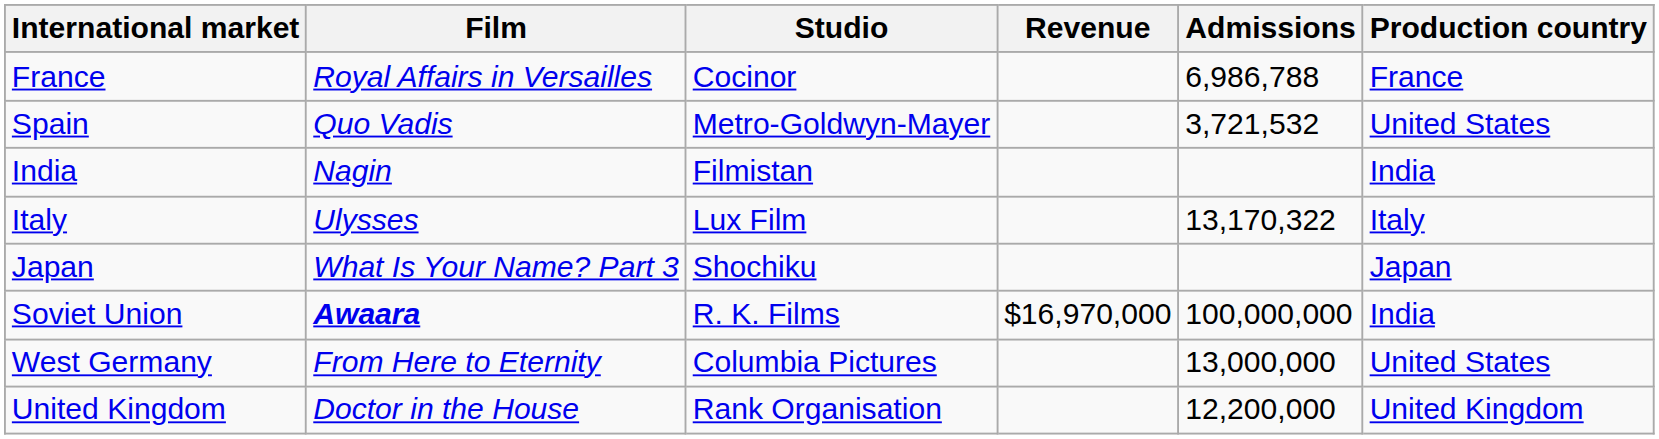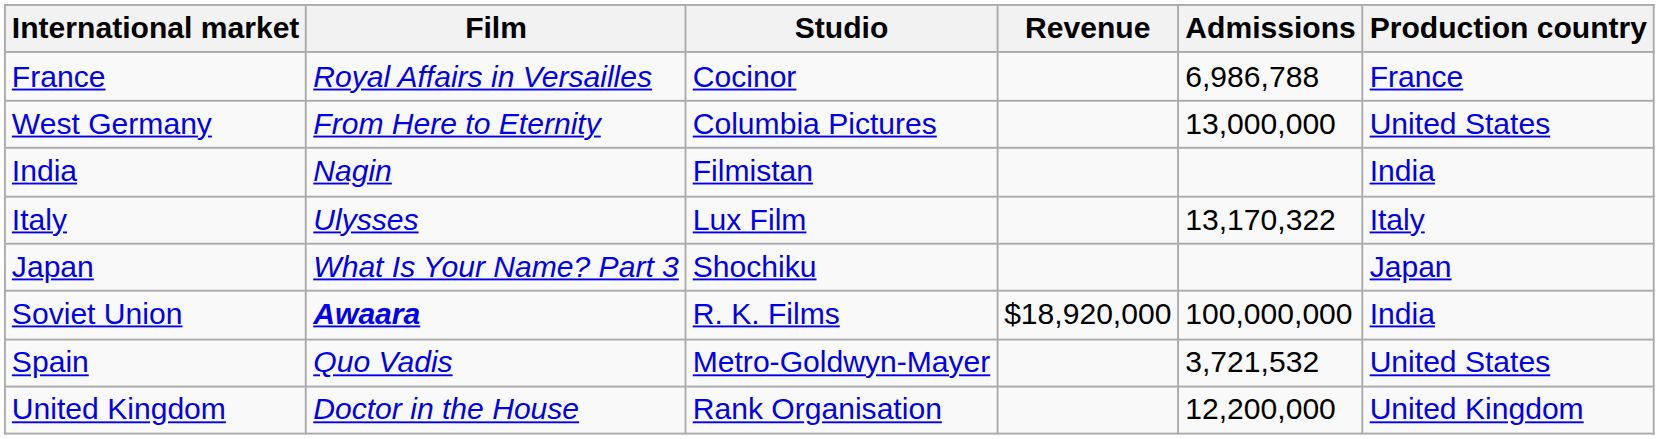rows swapped: (112, 362) <-> (50, 123)
(1088, 314) $16,970,000 -> (1088, 314) $18,920,000
